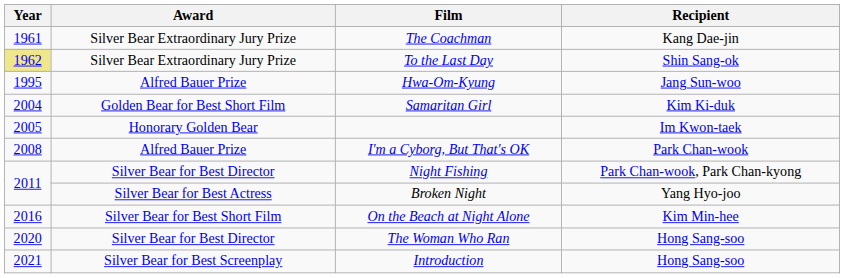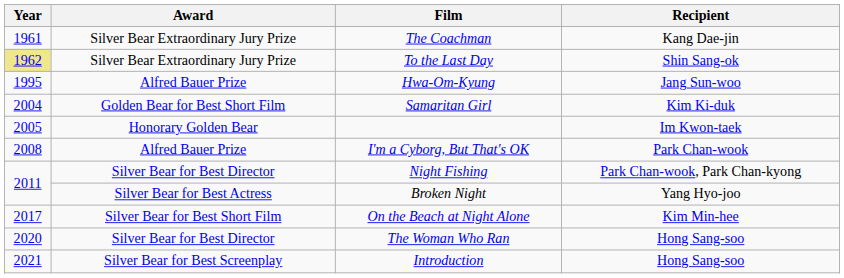(28, 216) 2016 -> (28, 216) 2017
